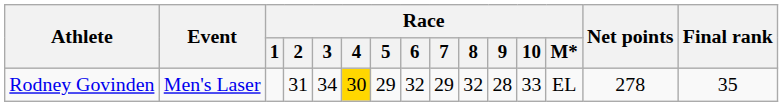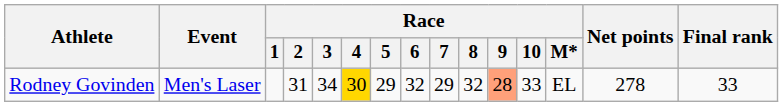(502, 85) no background -> (502, 85) lightsalmon background
(728, 85) 35 -> (728, 85) 33
